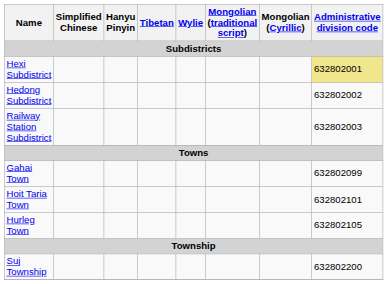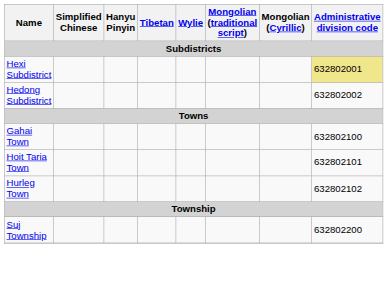- row: (29, 127)
(338, 173) 632802099 -> (338, 136) 632802100
(338, 225) 632802105 -> (338, 188) 632802102
